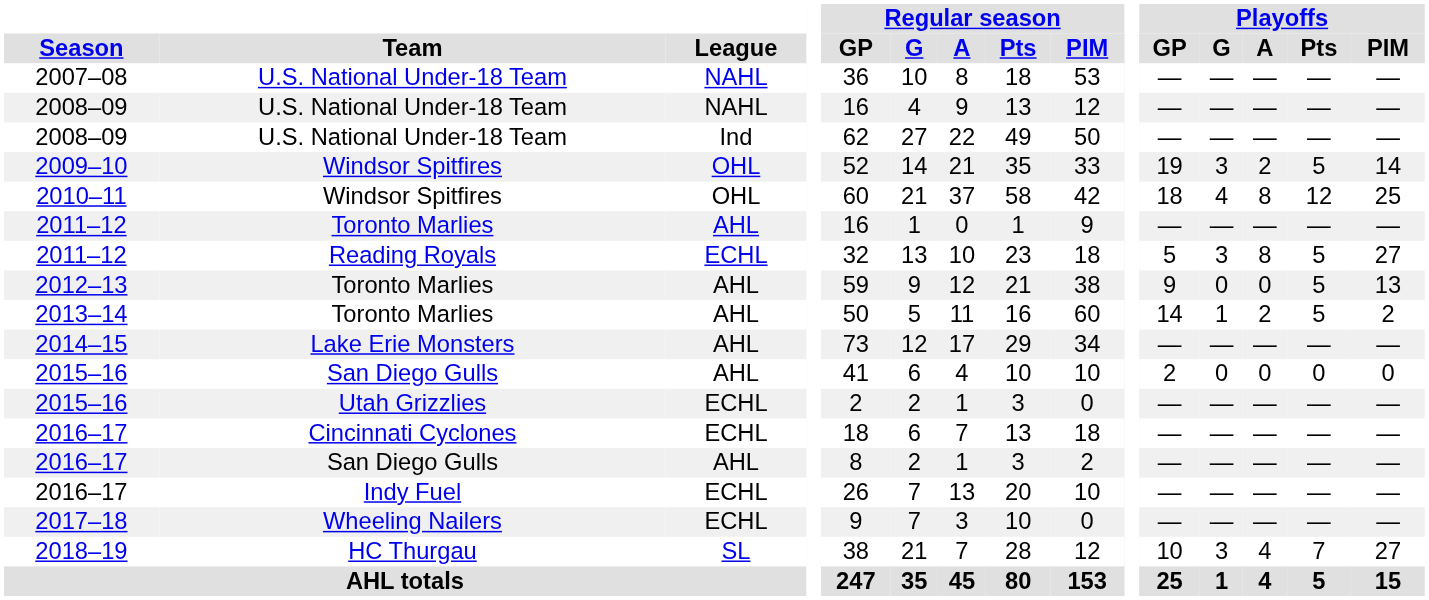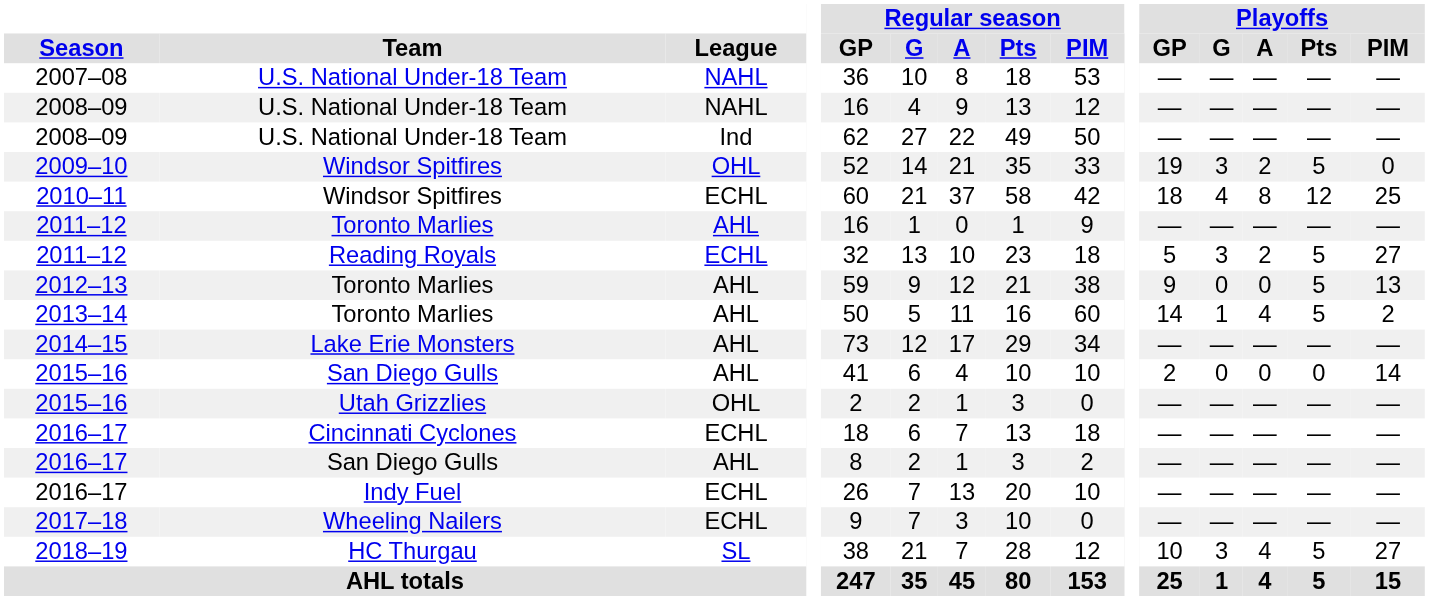(1388, 166) 14 -> (1388, 166) 0
(736, 196) OHL -> (736, 196) ECHL
(1265, 255) 8 -> (1265, 255) 2
(1265, 314) 2 -> (1265, 314) 4
(1388, 373) 0 -> (1388, 373) 14
(736, 403) ECHL -> (736, 403) OHL
(1319, 551) 7 -> (1319, 551) 5
